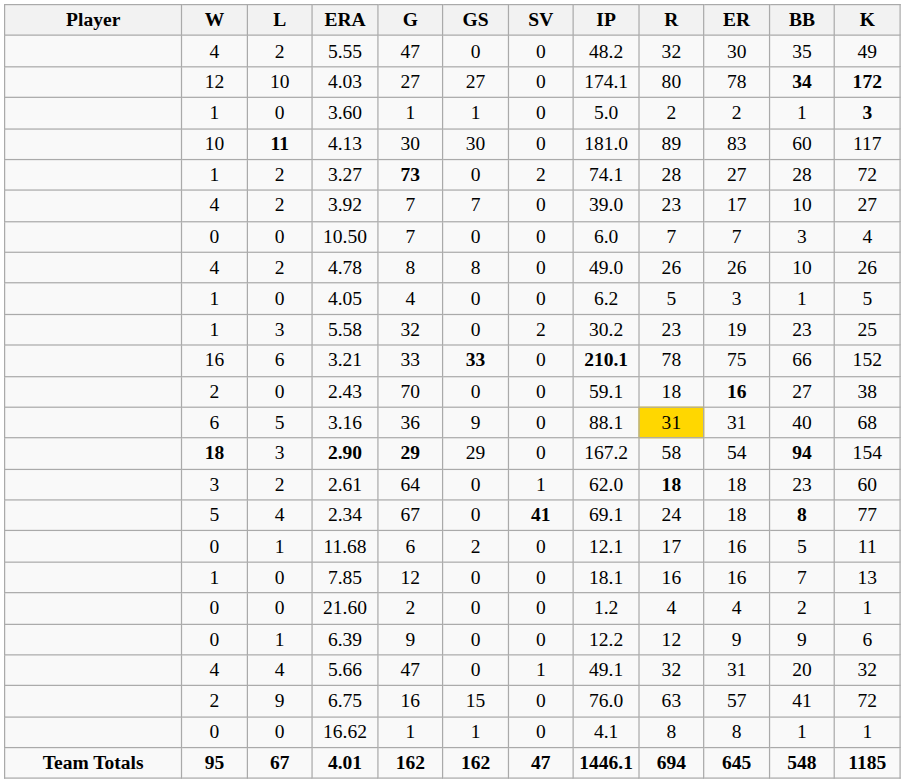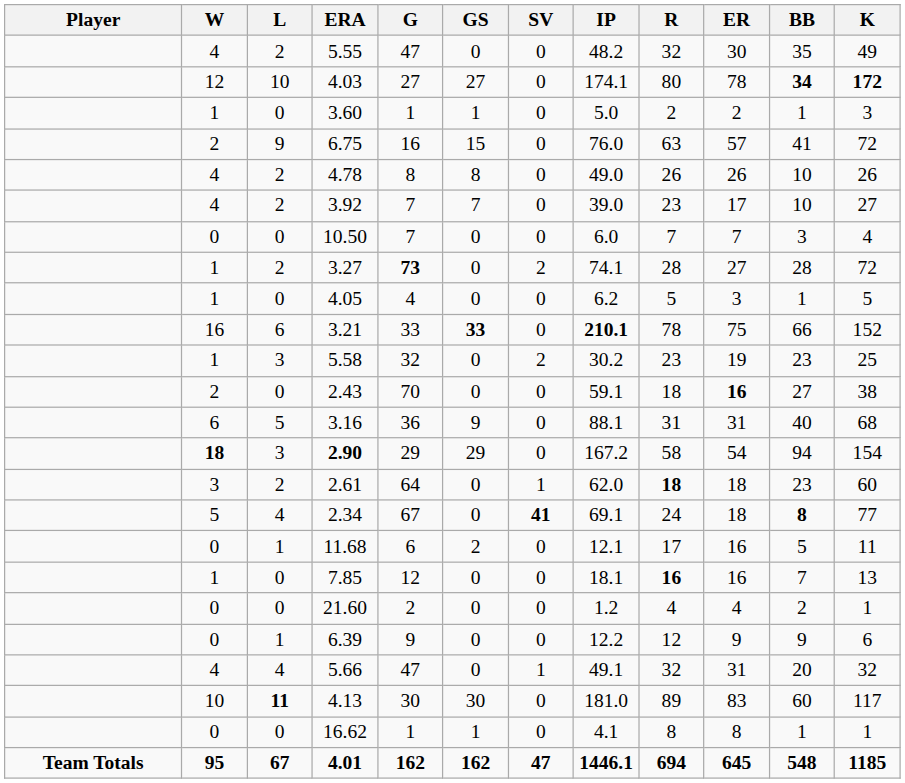(867, 112) bold -> (867, 112) normal
rows swapped: (345, 701) <-> (345, 143)
rows swapped: (345, 267) <-> (345, 174)
rows swapped: (345, 329) <-> (345, 360)
(671, 422) gold background -> (671, 422) no background
(410, 453) bold -> (410, 453) normal
(802, 453) bold -> (802, 453) normal
(671, 577) normal -> (671, 577) bold
